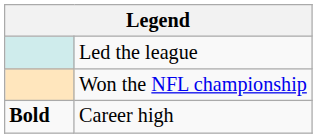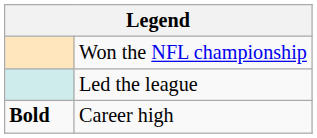rows swapped: (193, 84) <-> (138, 52)
